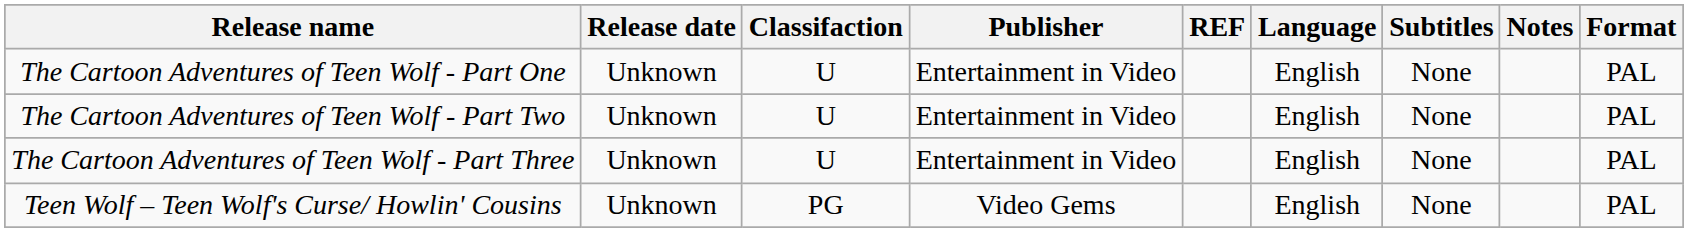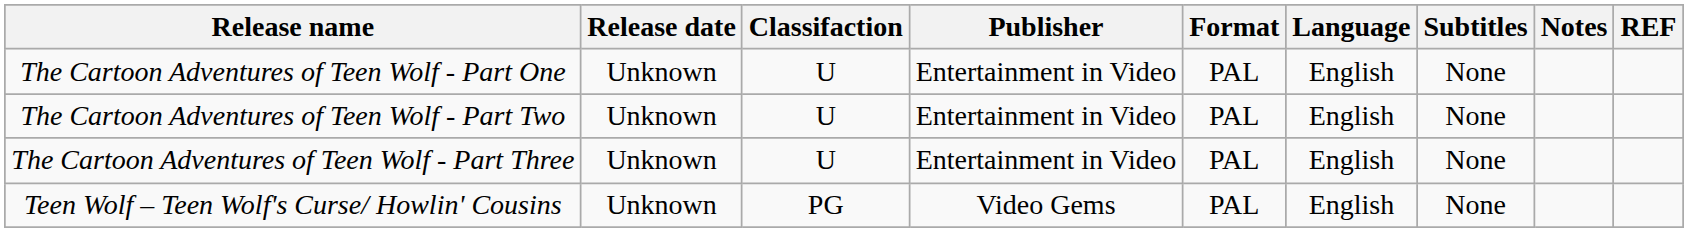columns swapped: (1631, 26) <-> (1217, 26)
